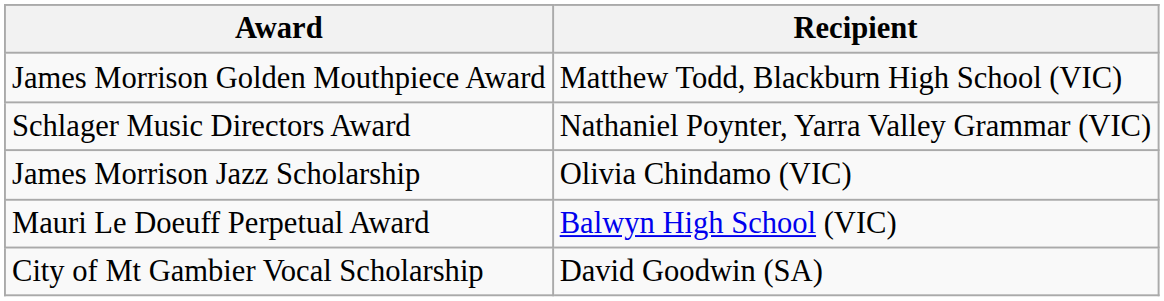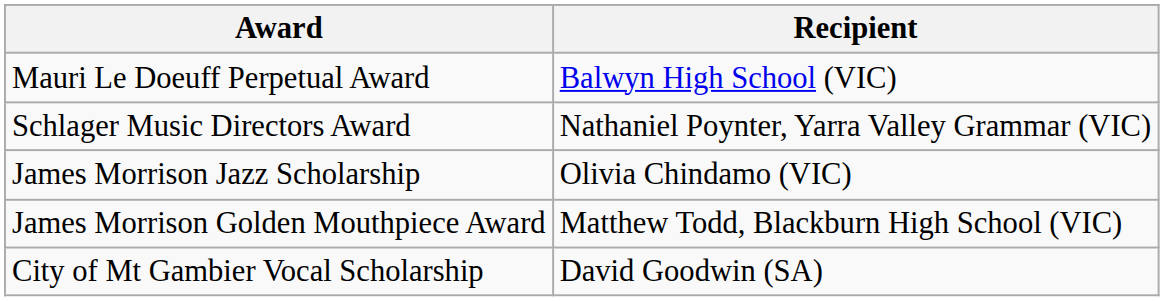rows swapped: (221, 222) <-> (279, 77)
